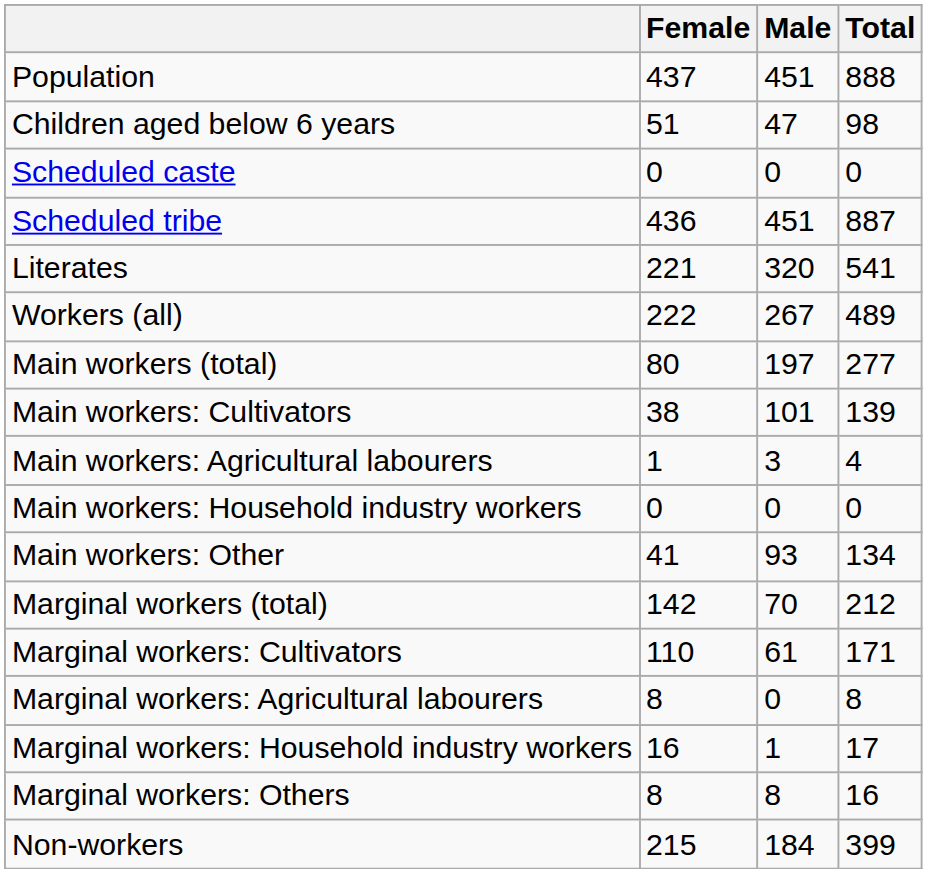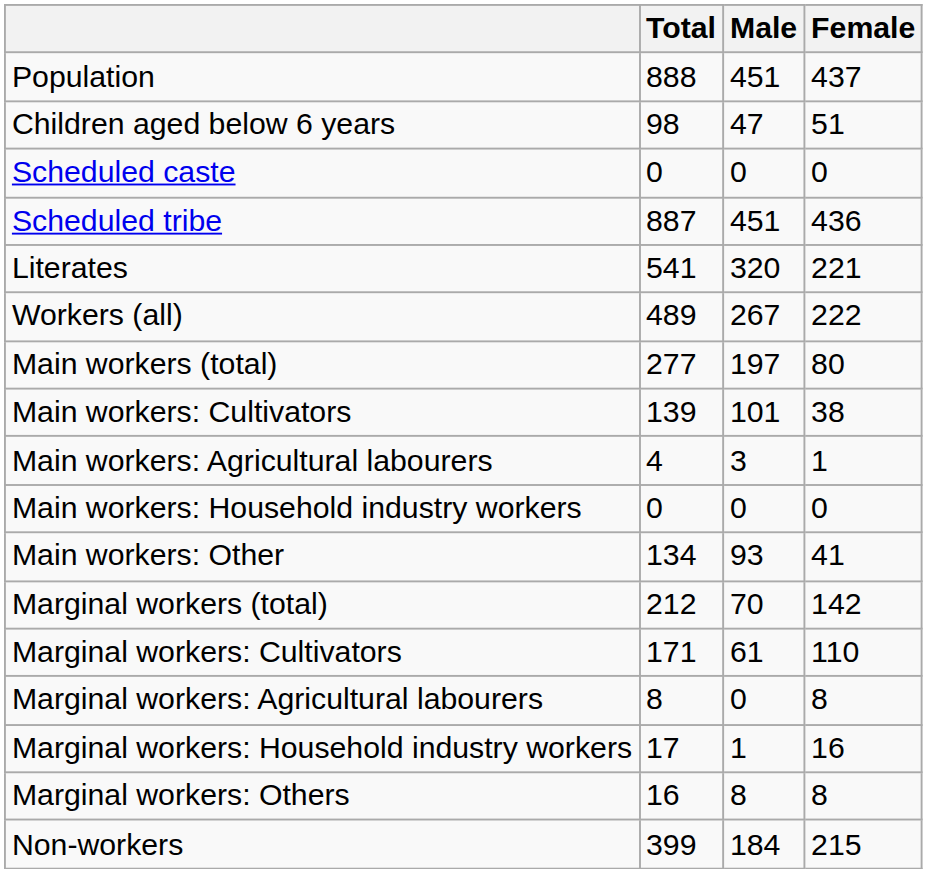columns swapped: (880, 28) <-> (698, 28)
